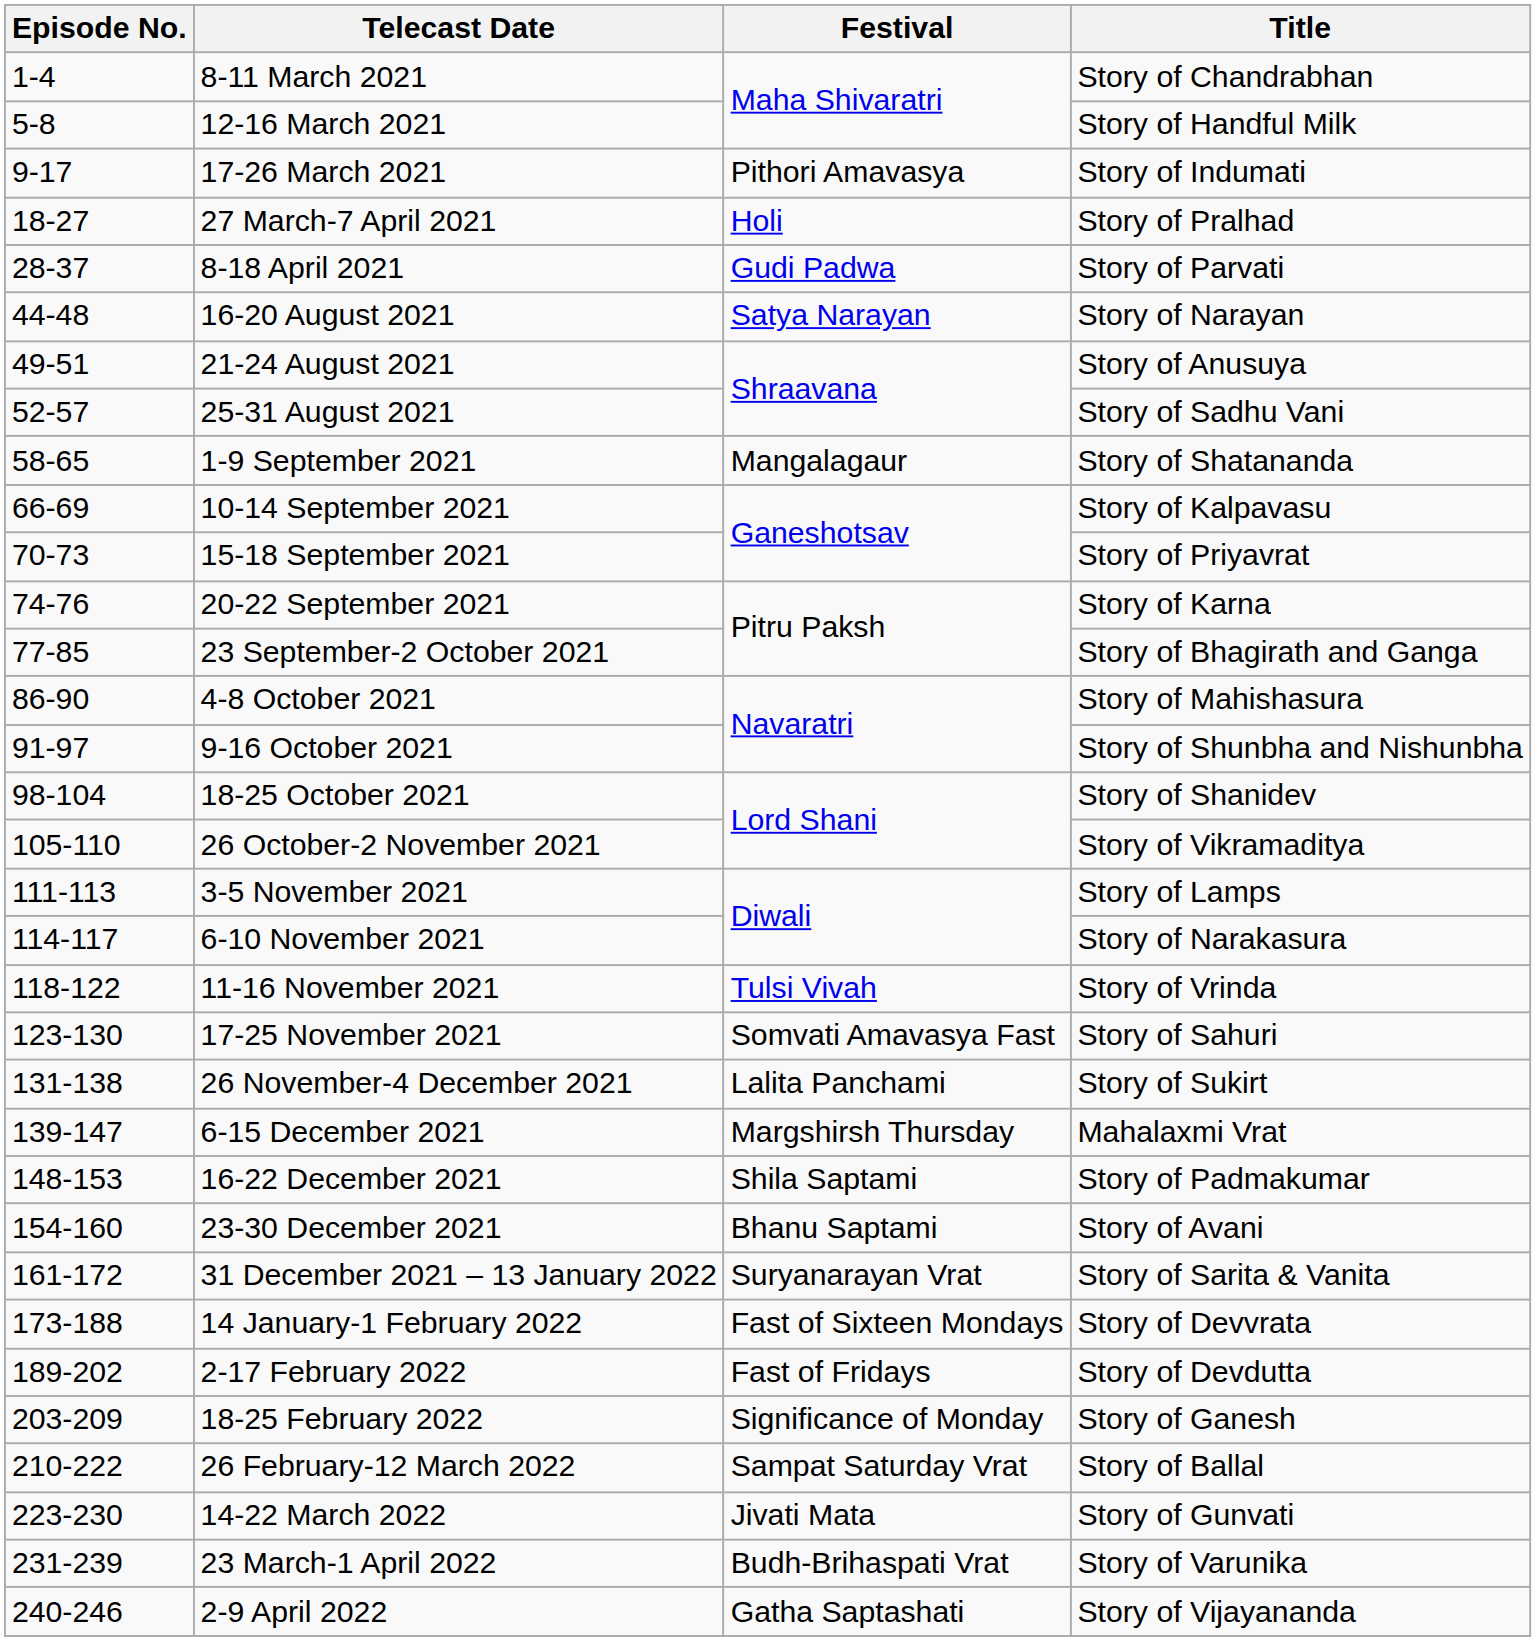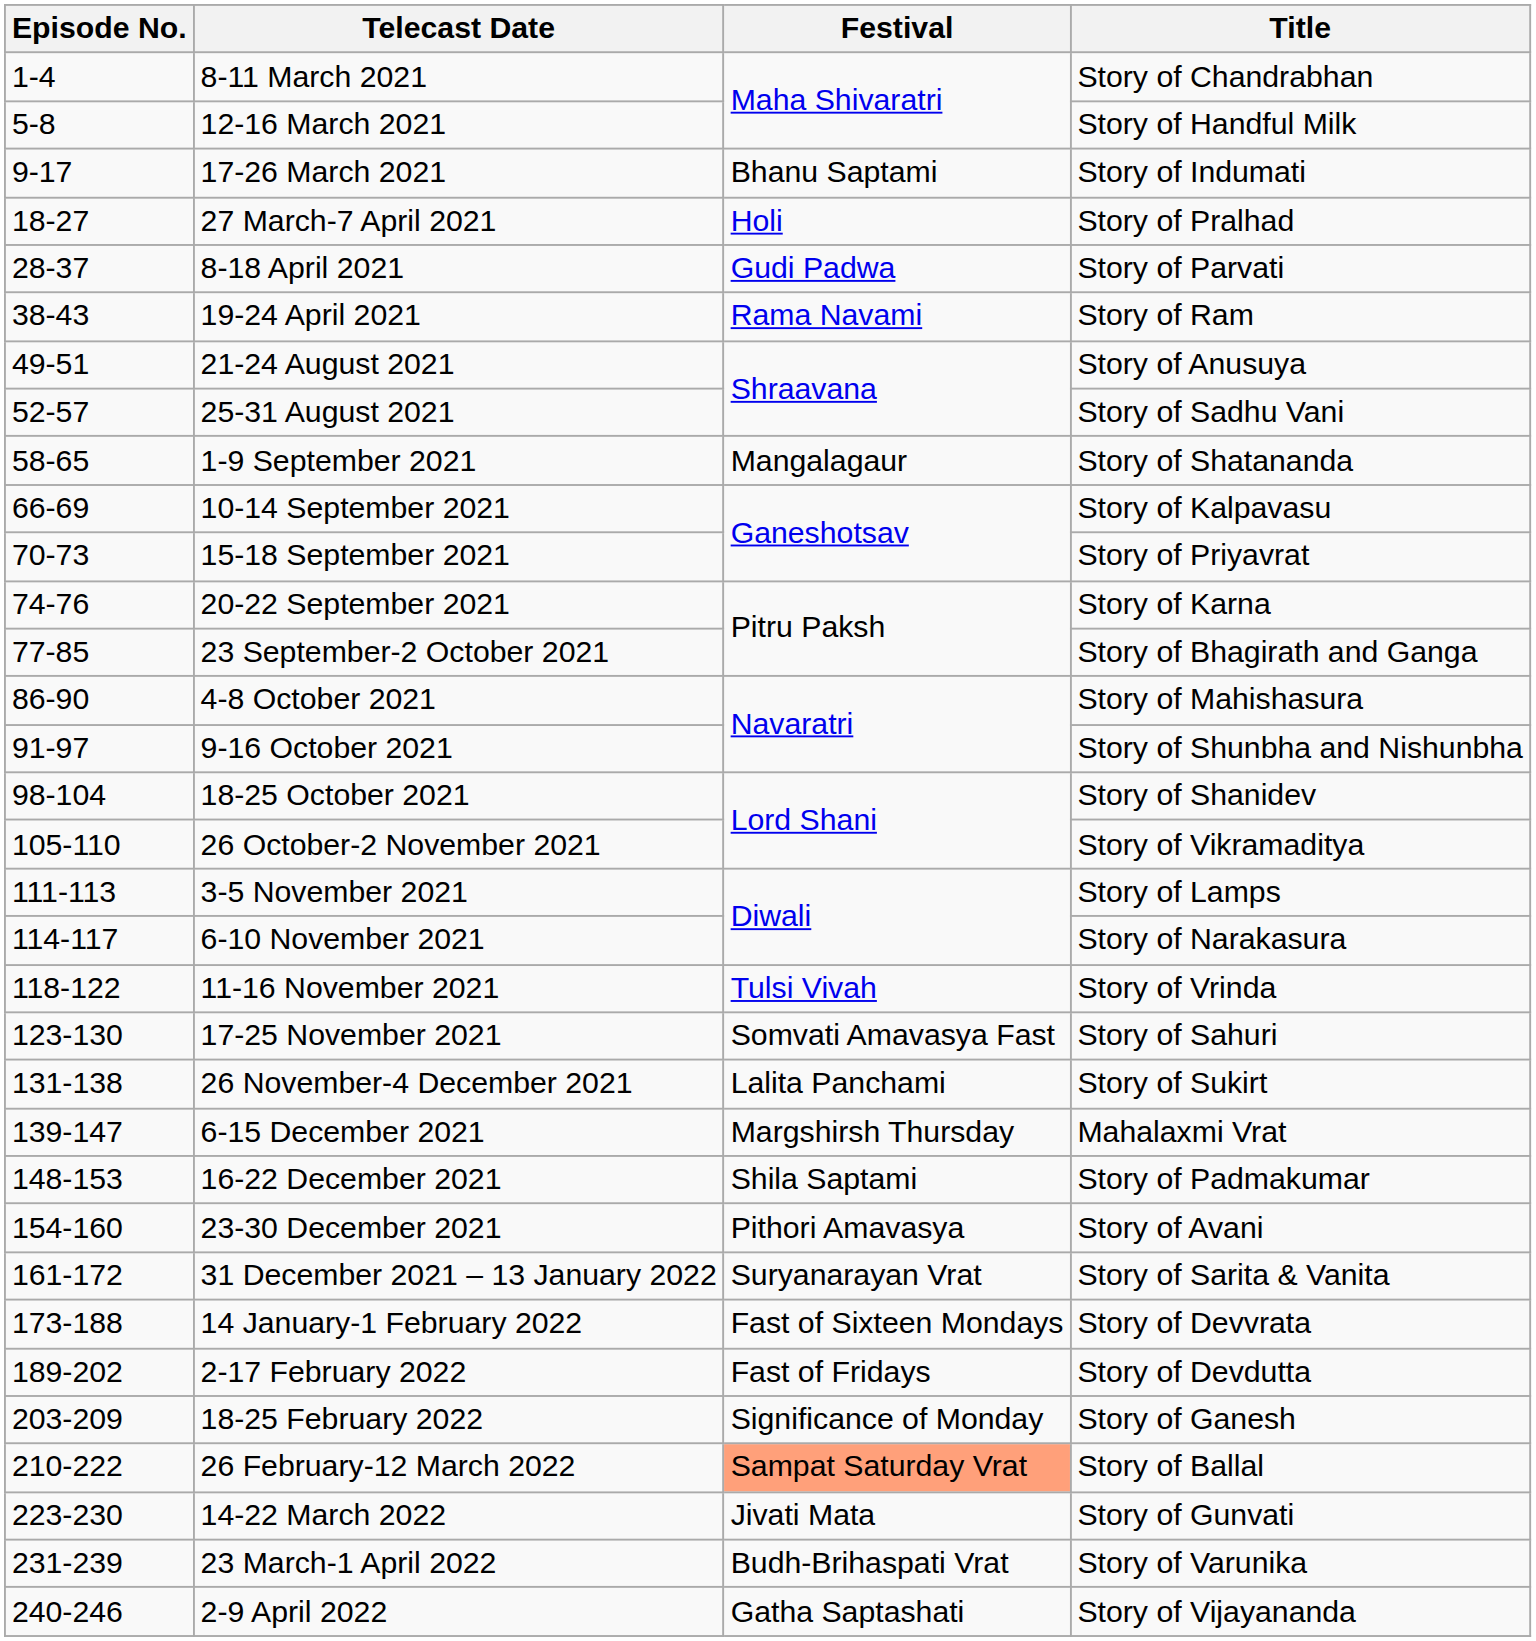(847, 172) Pithori Amavasya -> (834, 172) Bhanu Saptami
+ row: (311, 316)
- row: (328, 316)
(834, 1227) Bhanu Saptami -> (847, 1227) Pithori Amavasya
(879, 1467) no background -> (879, 1467) lightsalmon background
